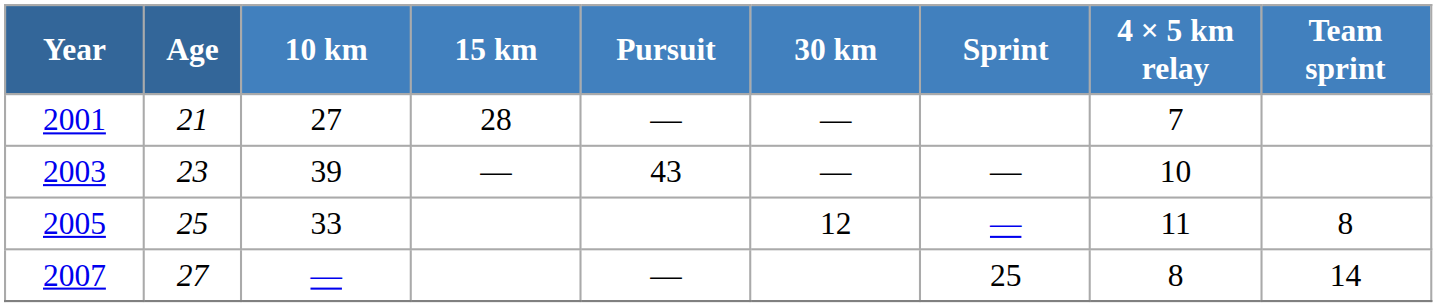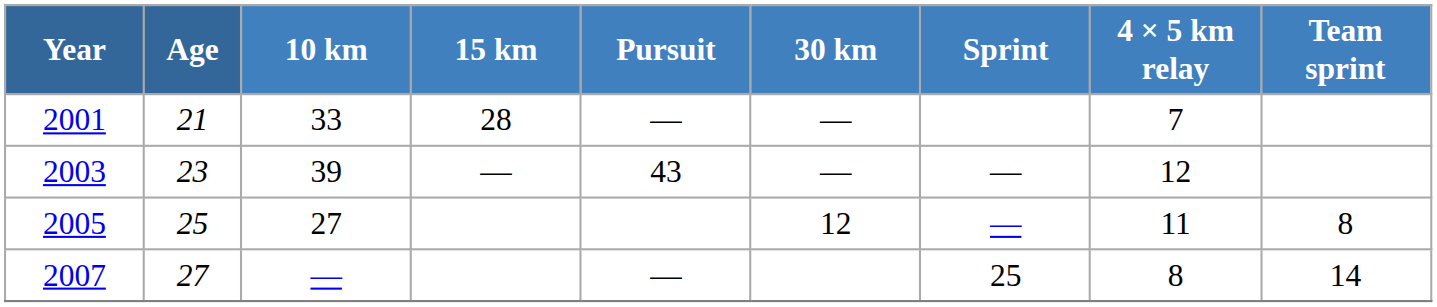(326, 119) 27 -> (326, 119) 33
(1176, 171) 10 -> (1176, 171) 12
(326, 223) 33 -> (326, 223) 27
